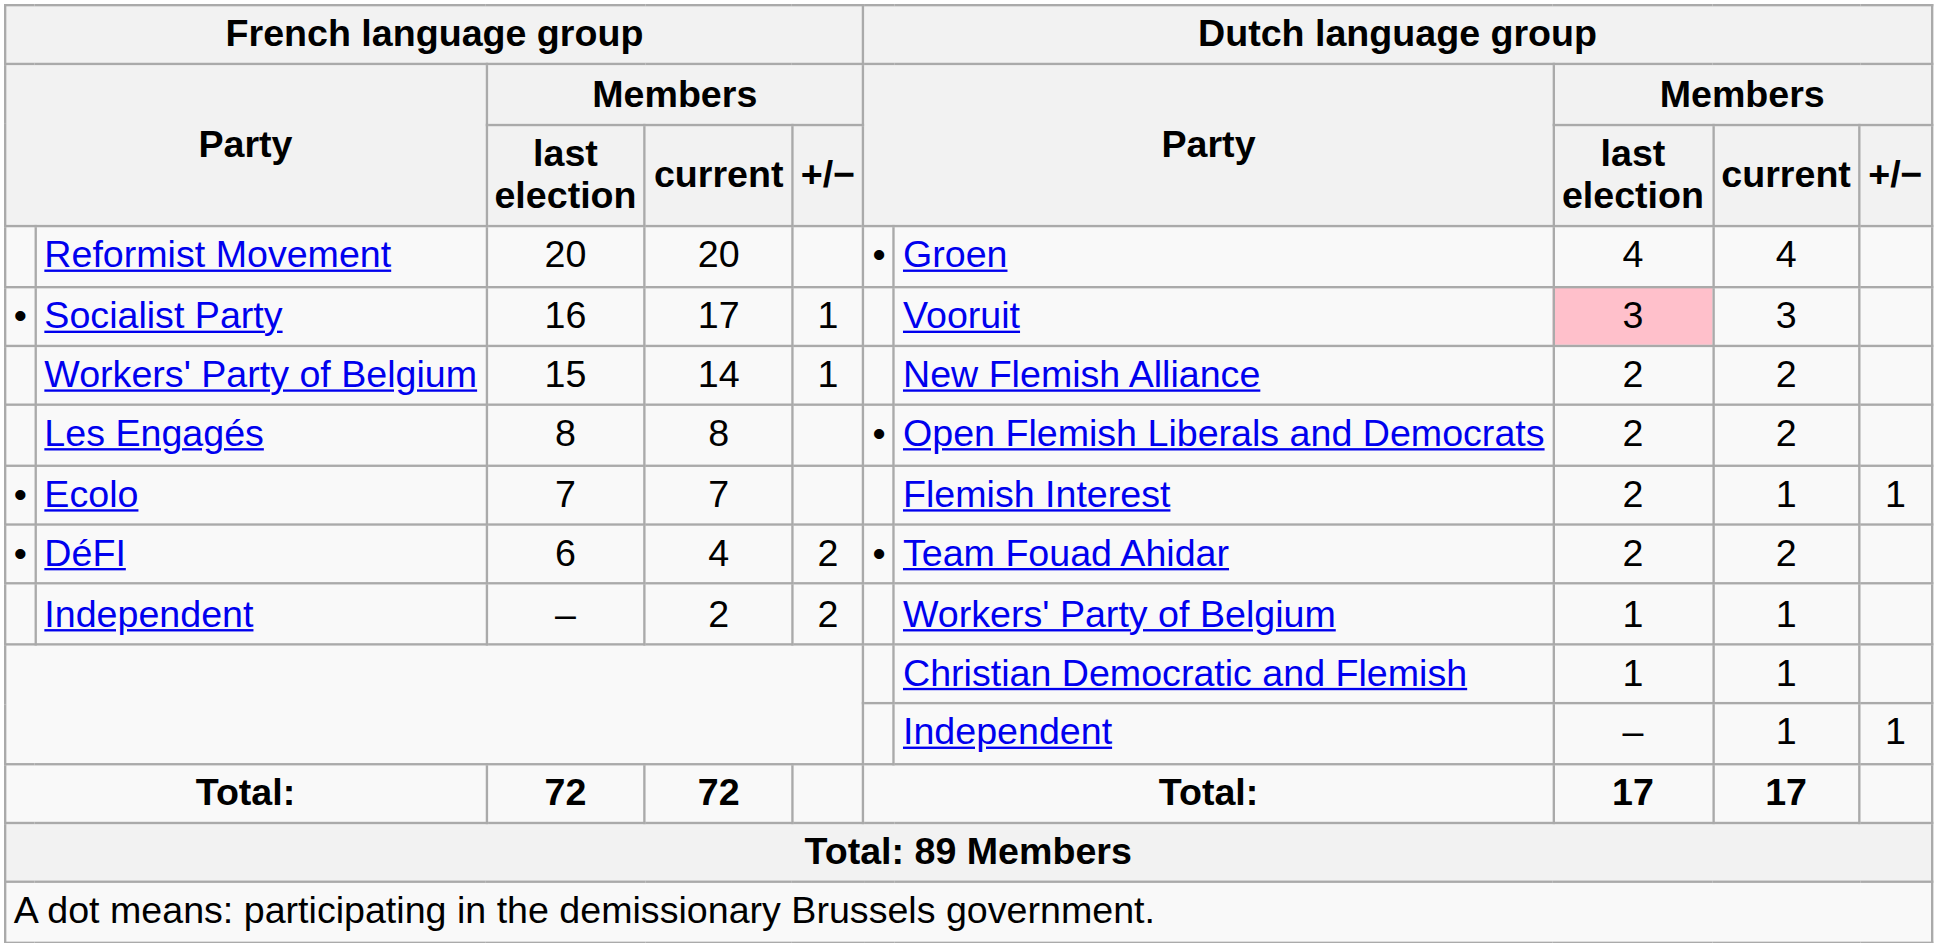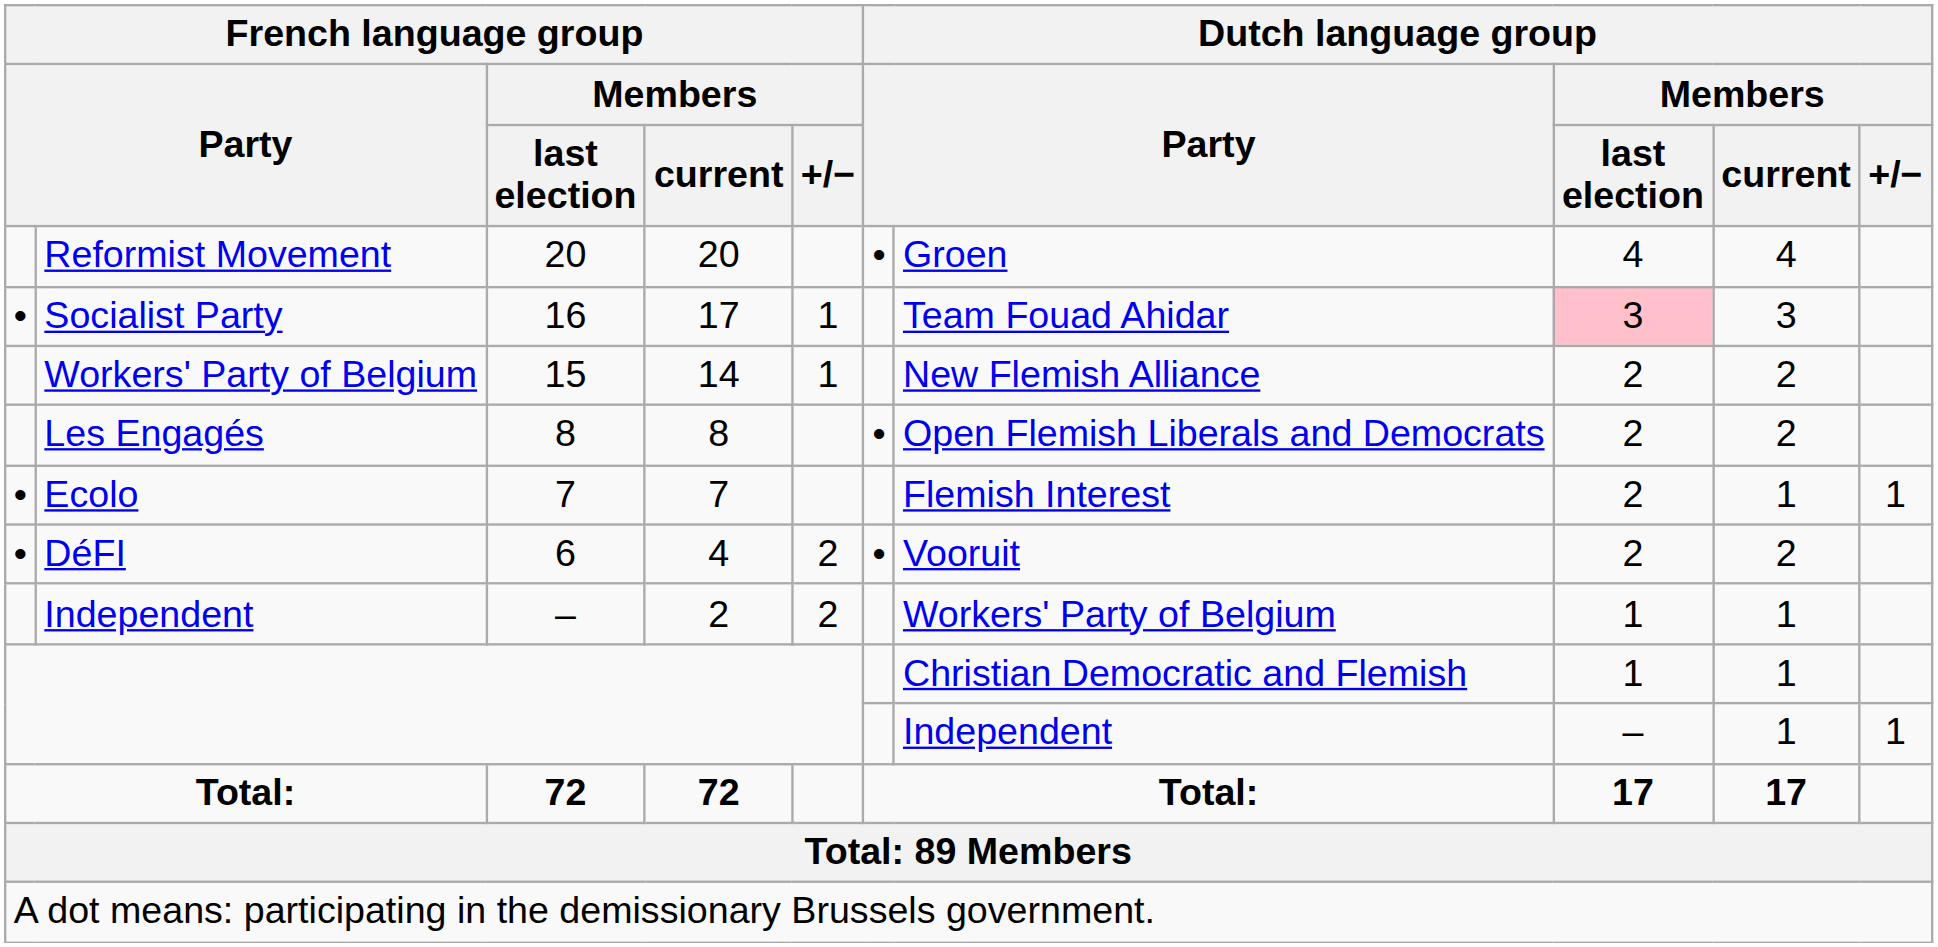(962, 315) Vooruit -> (1066, 315) Team Fouad Ahidar
(1066, 553) Team Fouad Ahidar -> (962, 553) Vooruit
